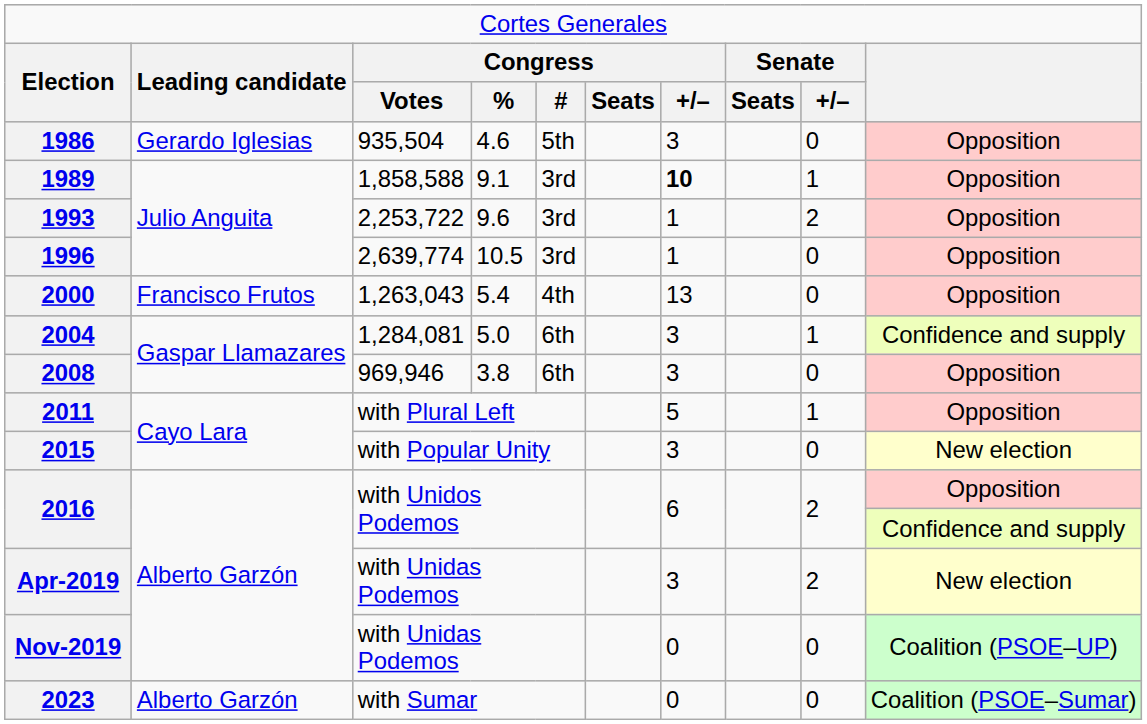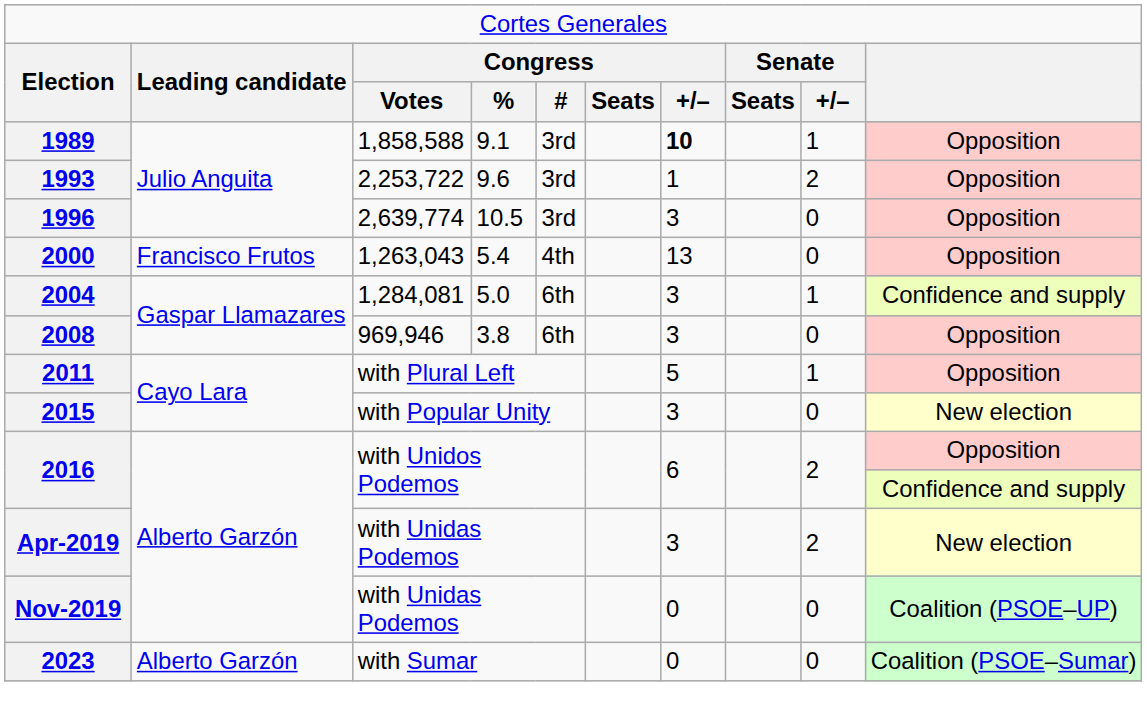- row: (68, 139)
(673, 256) 1 -> (673, 217) 3
